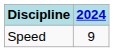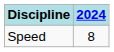(91, 36) 9 -> (91, 36) 8
